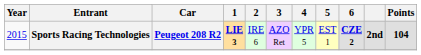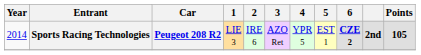(17, 35) 2015 -> (17, 35) 2014
(234, 35) bold -> (234, 35) normal
(401, 35) 104 -> (399, 35) 105
